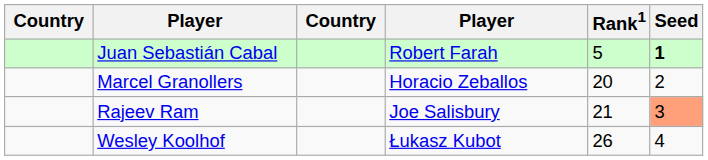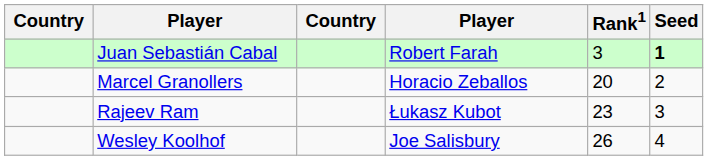(598, 53) 5 -> (598, 53) 3
(444, 111) Joe Salisbury -> (445, 111) Łukasz Kubot
(603, 111) 21 -> (603, 111) 23
(660, 111) lightsalmon background -> (660, 111) no background
(445, 140) Łukasz Kubot -> (444, 140) Joe Salisbury
